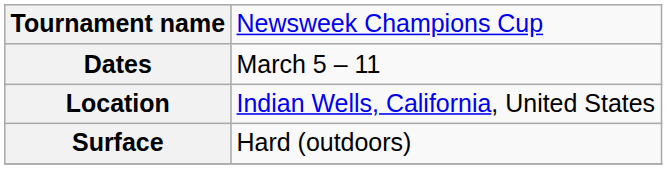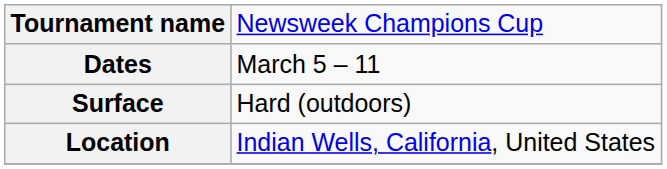rows swapped: (118, 143) <-> (118, 103)
